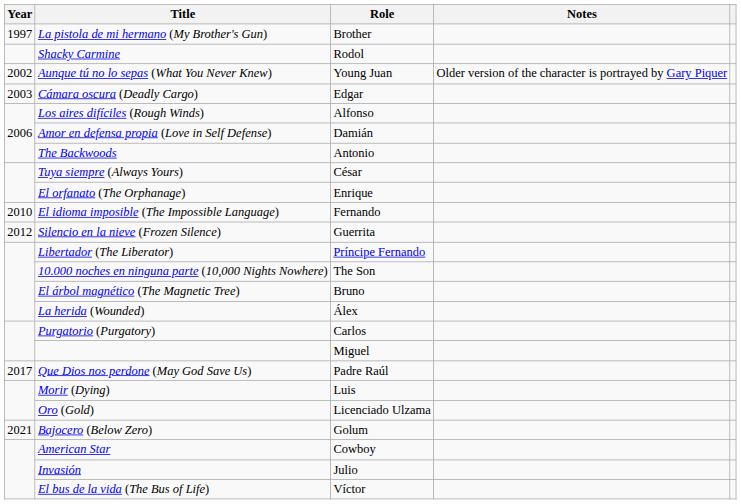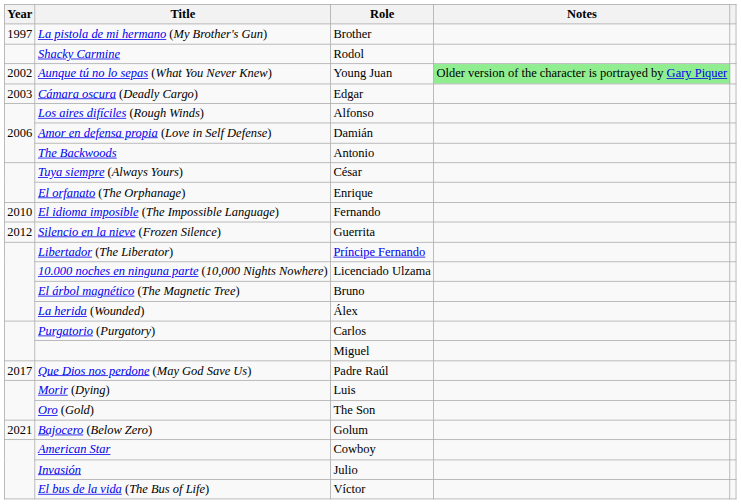(582, 73) no background -> (582, 73) lightgreen background
(354, 271) The Son -> (382, 271) Licenciado Ulzama
(382, 410) Licenciado Ulzama -> (354, 410) The Son
